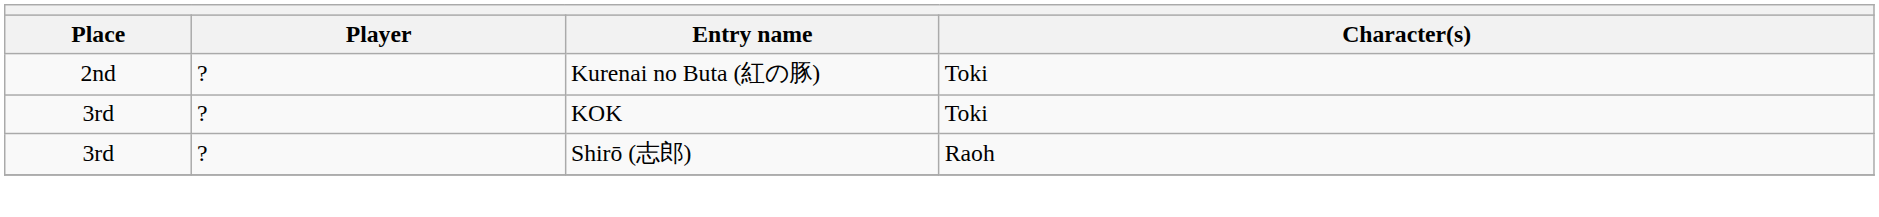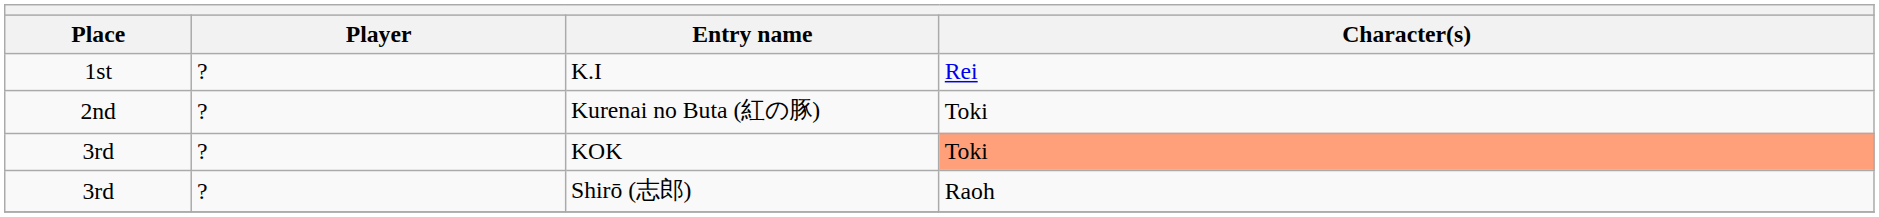+ row: (586, 71)
(966, 113) no background -> (966, 151) lightsalmon background
